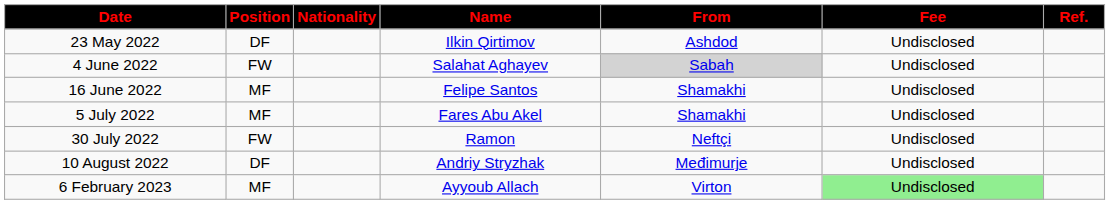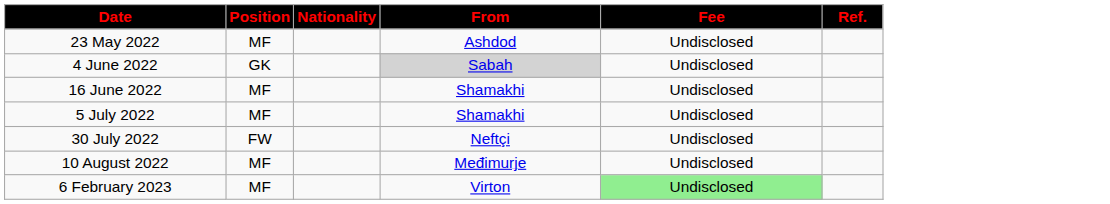- column: (490, 17)
(260, 41) DF -> (260, 41) MF
(260, 66) FW -> (260, 66) GK
(260, 163) DF -> (260, 163) MF
